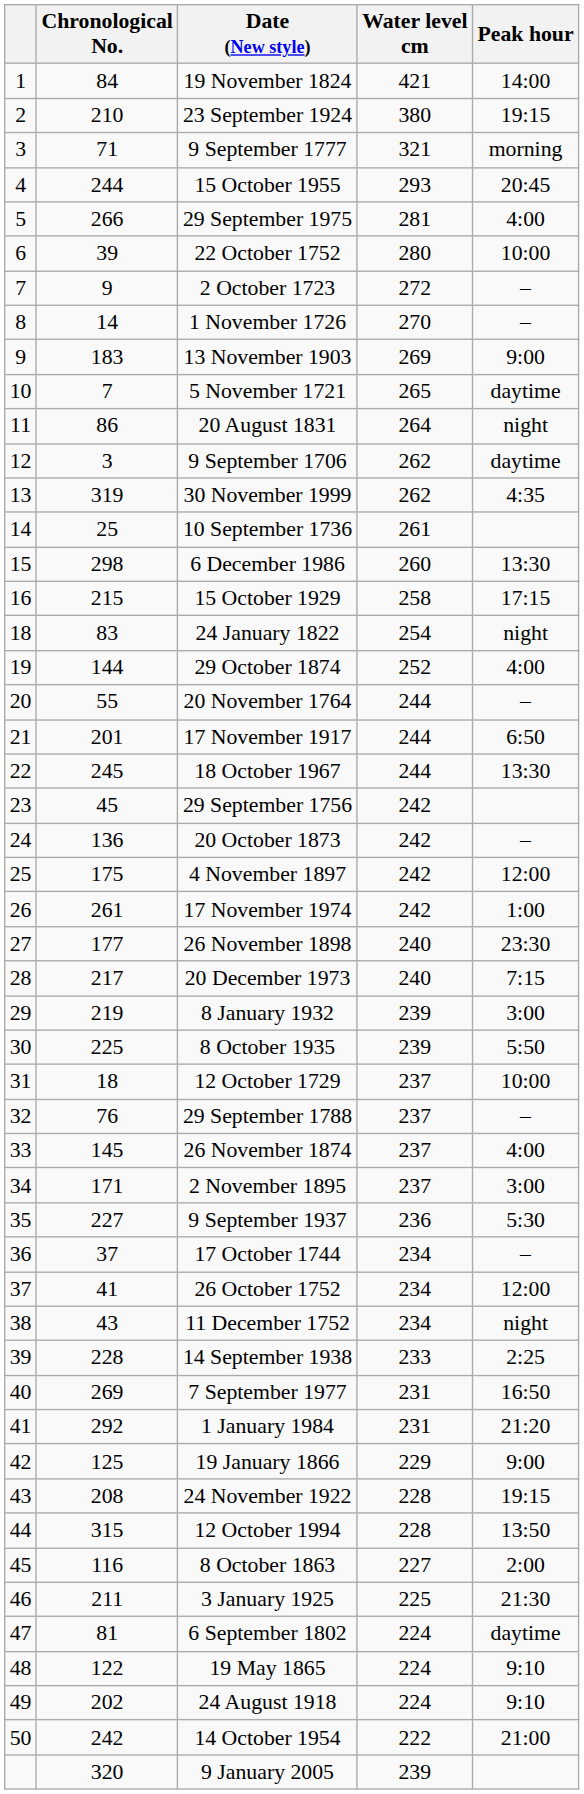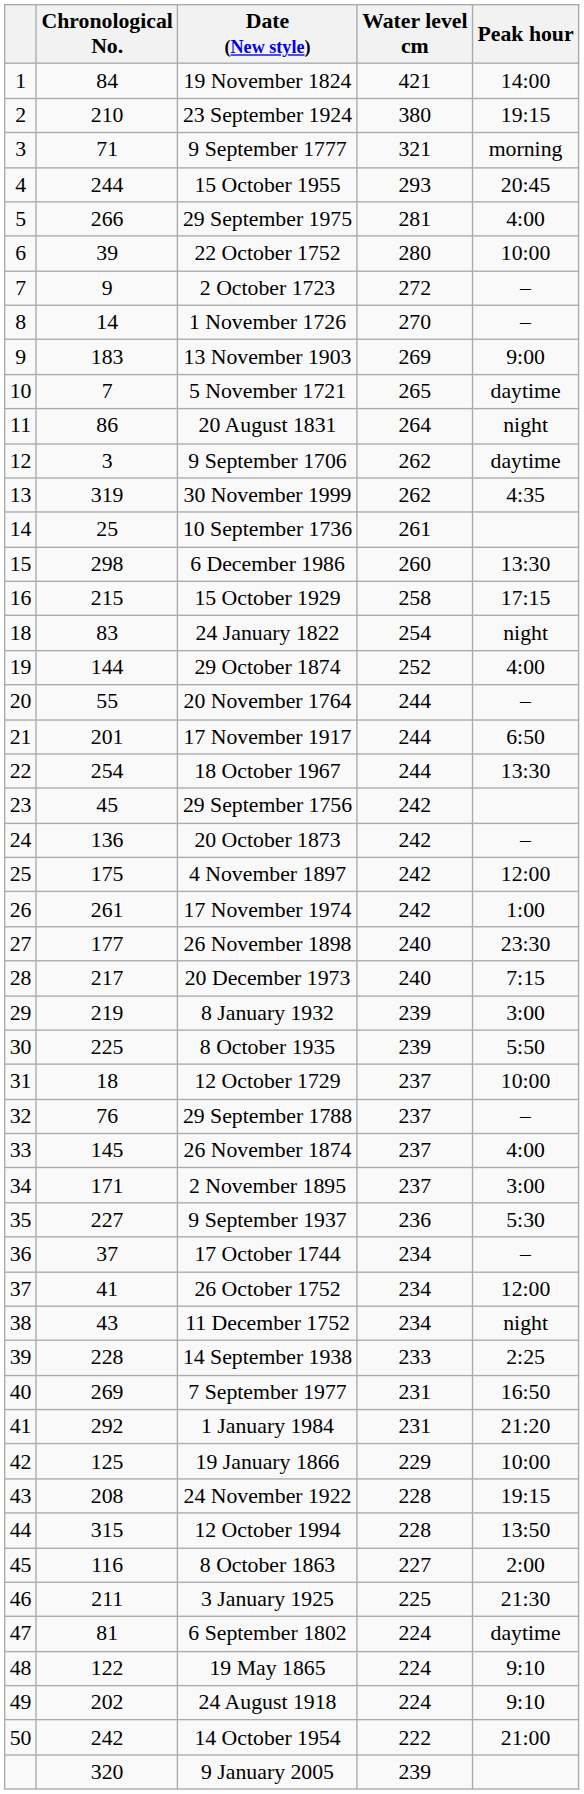(107, 770) 245 -> (107, 770) 254
(526, 1461) 9:00 -> (526, 1461) 10:00
